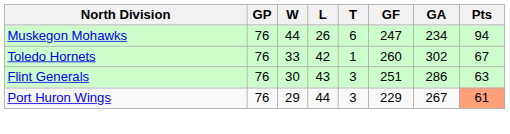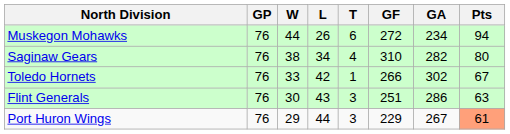(391, 35) 247 -> (391, 35) 272
+ row: (52, 56)
(391, 56) 260 -> (391, 77) 266
